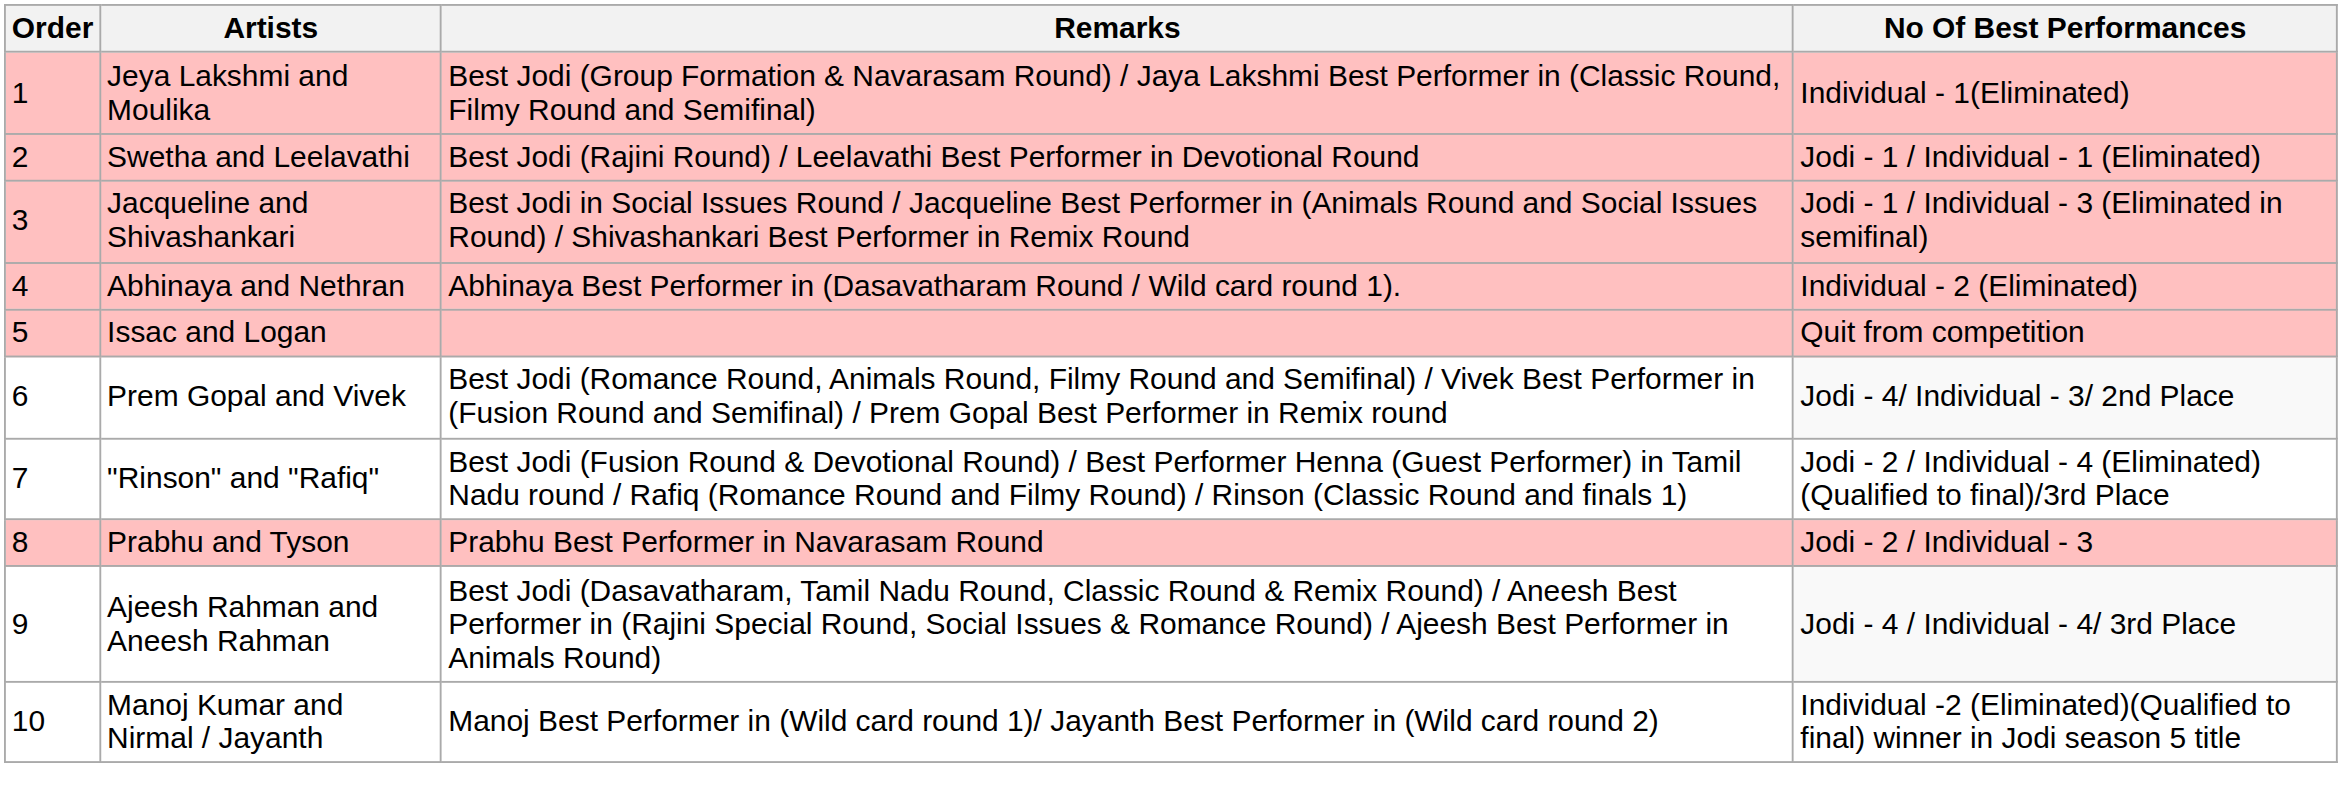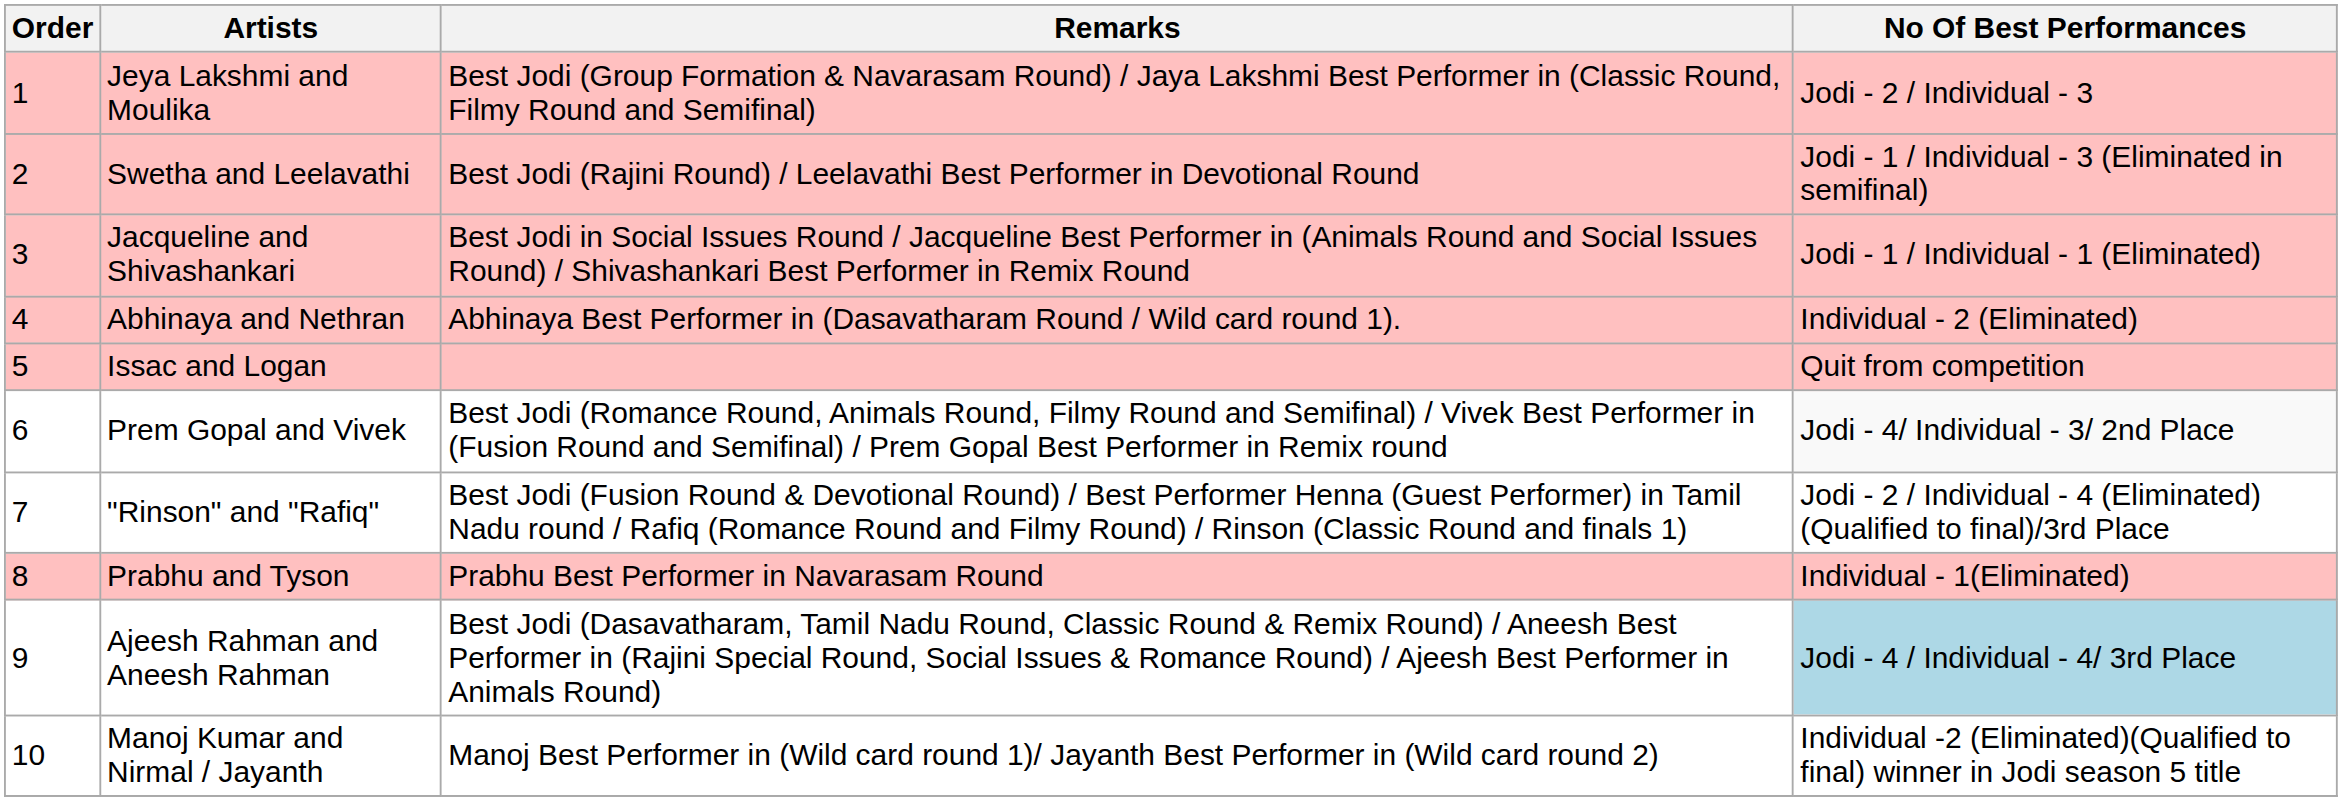(1965, 92) Individual - 1(Eliminated) -> (1947, 92) Jodi - 2 / Individual - 3
(2031, 156) Jodi - 1 / Individual - 1 (Eliminated) -> (2041, 173) Jodi - 1 / Individual - 3 (Eliminated in semifinal)
(2041, 221) Jodi - 1 / Individual - 3 (Eliminated in semifinal) -> (2031, 254) Jodi - 1 / Individual - 1 (Eliminated)
(1947, 542) Jodi - 2 / Individual - 3 -> (1965, 576) Individual - 1(Eliminated)
(2018, 623) no background -> (2018, 657) lightblue background
